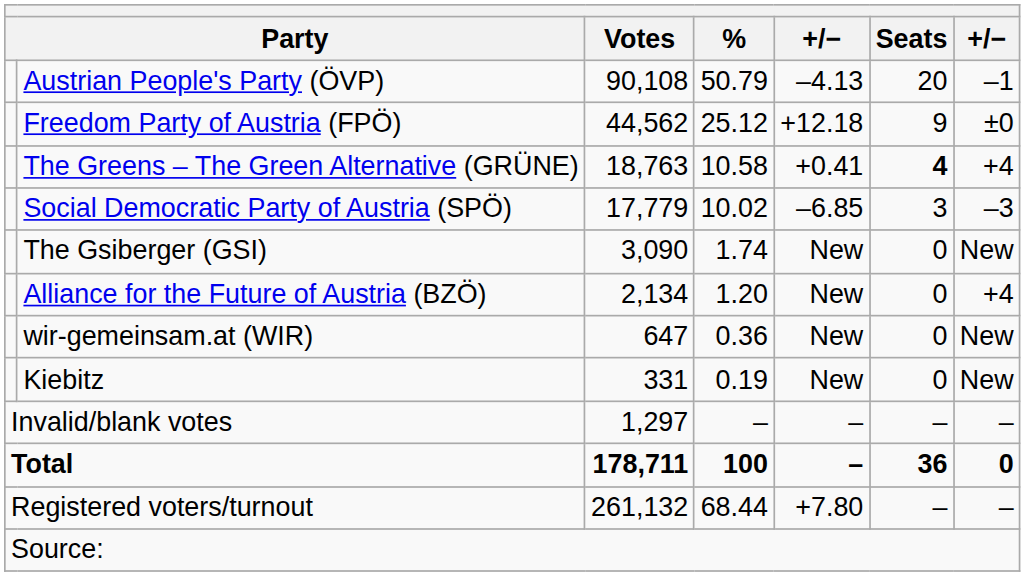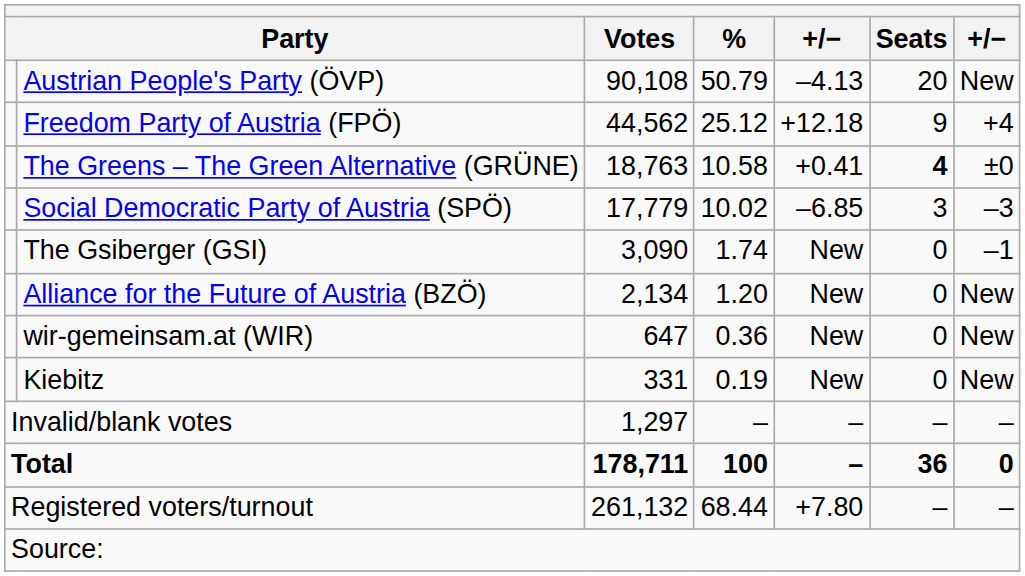(999, 80) –1 -> (987, 80) New
(999, 123) ±0 -> (998, 123) +4
(998, 166) +4 -> (999, 166) ±0
(987, 251) New -> (999, 251) –1
(998, 293) +4 -> (987, 293) New
